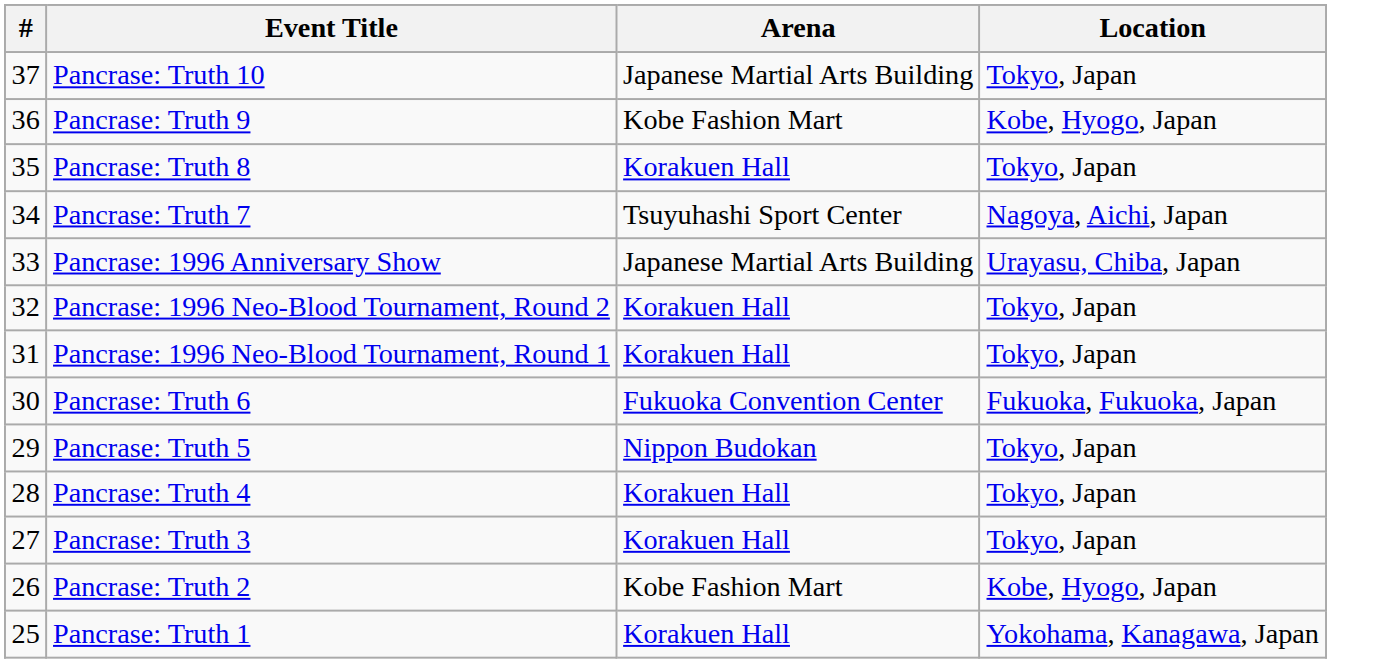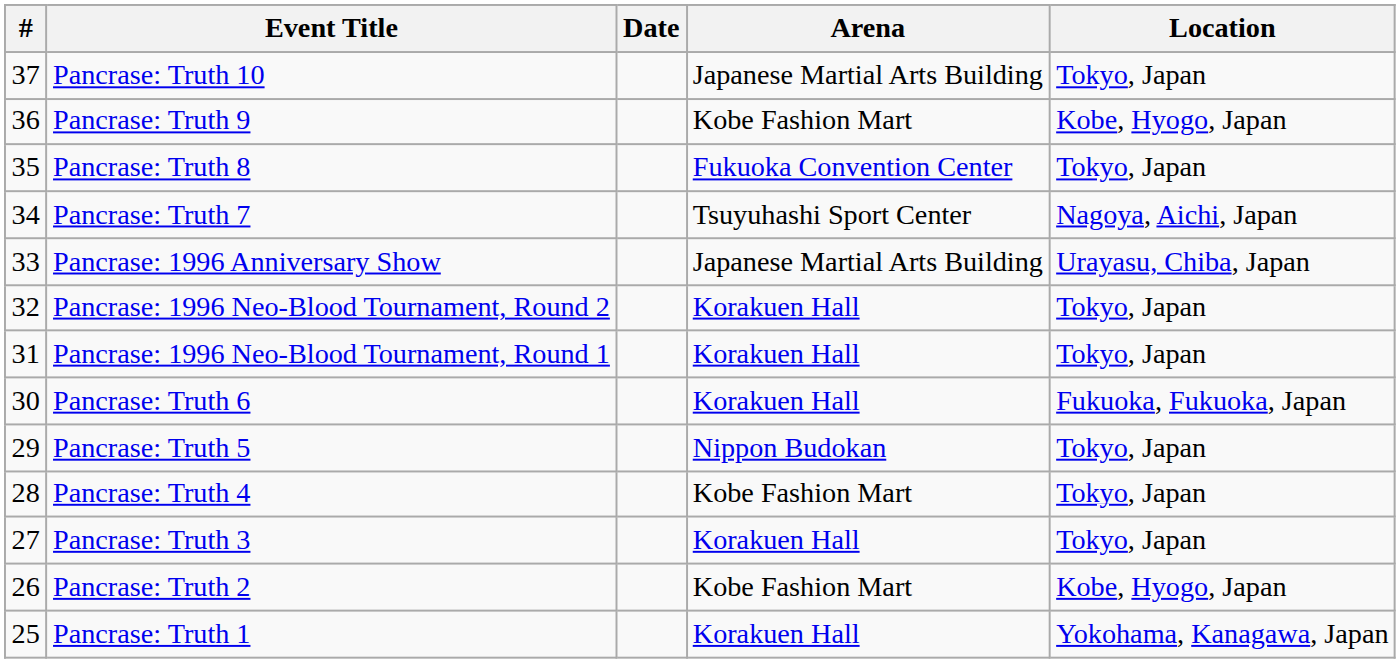+ column: (651, 28)
(707, 167) Korakuen Hall -> (853, 167) Fukuoka Convention Center
(783, 400) Fukuoka Convention Center -> (776, 400) Korakuen Hall
(707, 493) Korakuen Hall -> (802, 493) Kobe Fashion Mart
